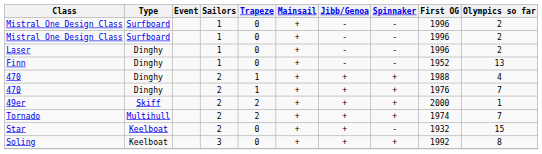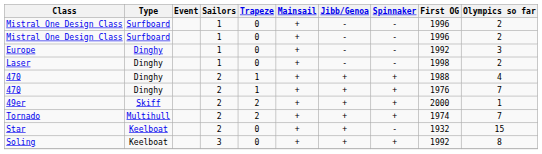+ row: (21, 50)
(440, 50) 1996 -> (440, 63) 1998
- row: (16, 63)
